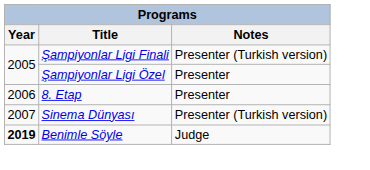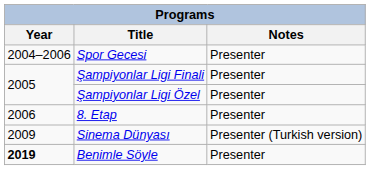+ row: (112, 55)
(251, 55) Presenter (Turkish version) -> (238, 75) Presenter
(21, 115) 2007 -> (21, 135) 2009
(192, 135) Judge -> (238, 155) Presenter
